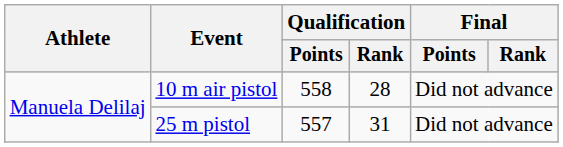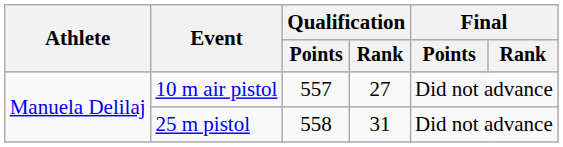(316, 89) 558 -> (316, 89) 557
(380, 89) 28 -> (380, 89) 27
(316, 124) 557 -> (316, 124) 558
